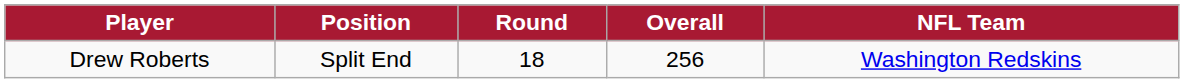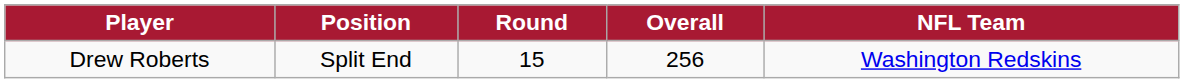(532, 58) 18 -> (532, 58) 15
